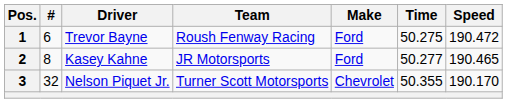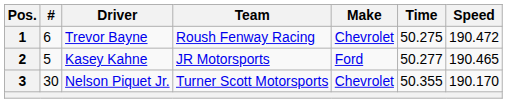(349, 37) Ford -> (364, 37) Chevrolet
(47, 59) 8 -> (47, 59) 5
(51, 81) 32 -> (51, 81) 30
